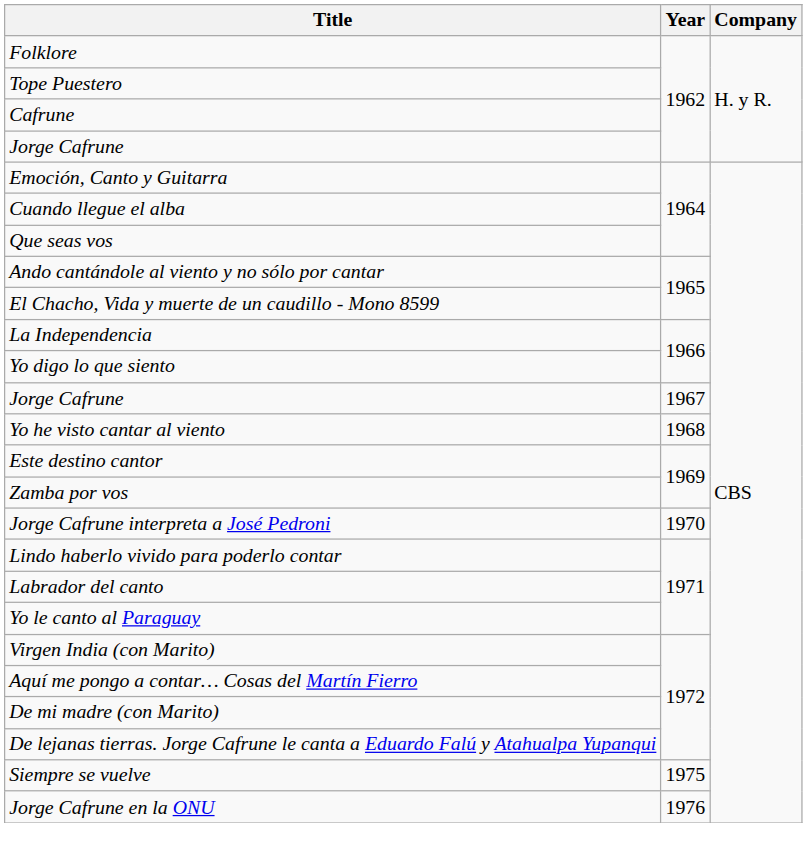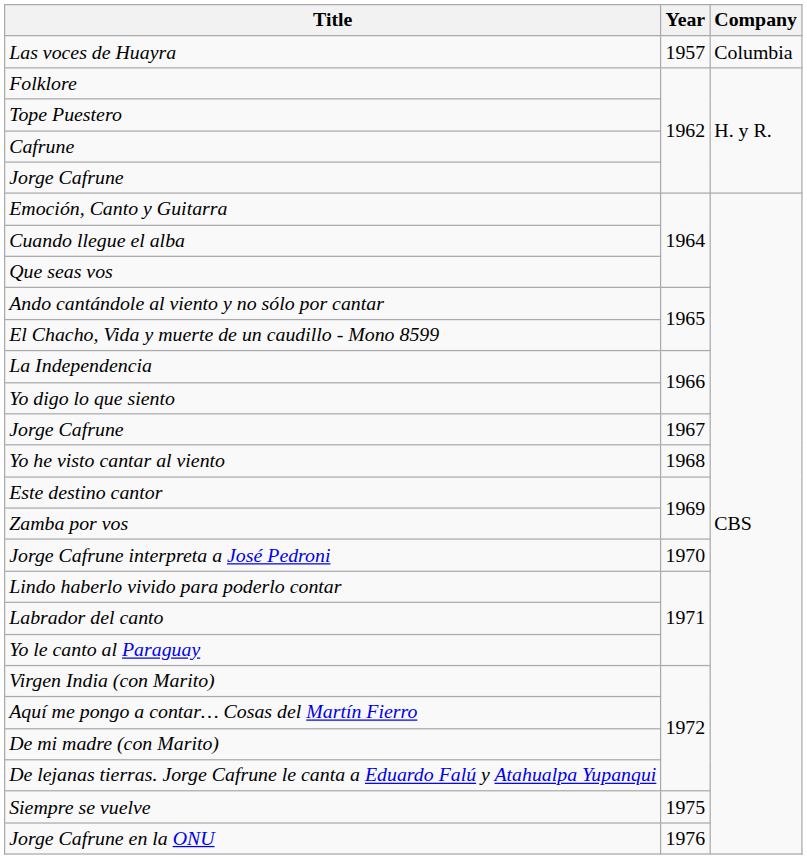+ row: (93, 51)
